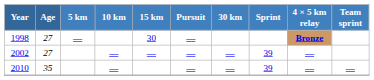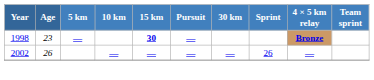(48, 38) 27 -> (48, 38) 23
(151, 38) normal -> (151, 38) bold
(48, 53) 27 -> (48, 53) 26
(268, 53) 39 -> (268, 53) 26
- row: (20, 68)
